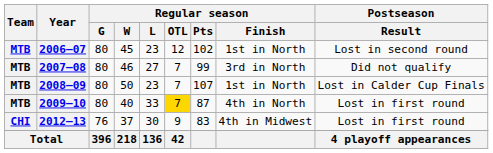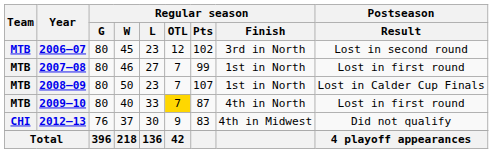(265, 50) 1st in North -> (265, 50) 3rd in North
(265, 68) 3rd in North -> (265, 68) 1st in North
(401, 68) Did not qualify -> (401, 68) Lost in first round
(401, 121) Lost in first round -> (401, 121) Did not qualify
